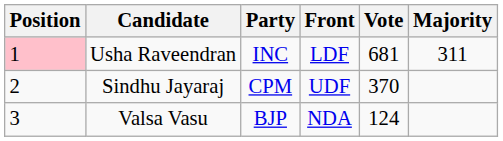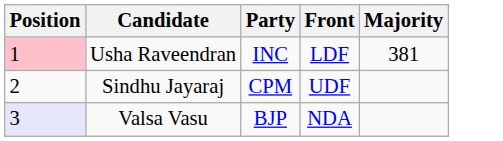- column: (384, 20)
(452, 53) 311 -> (404, 53) 381
(15, 119) no background -> (15, 119) lavender background
